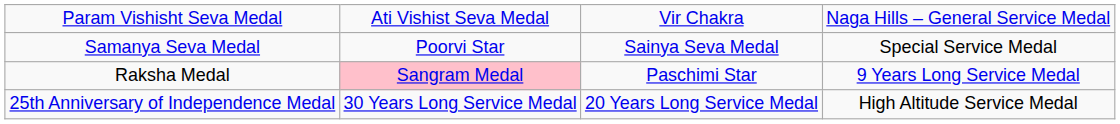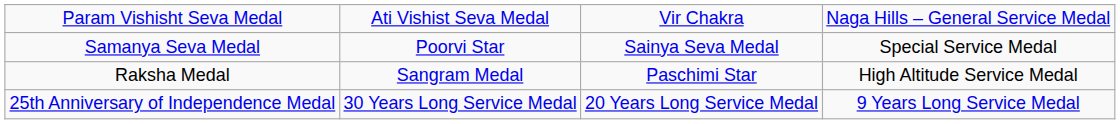(460, 75) pink background -> (460, 75) no background
(968, 75) 9 Years Long Service Medal -> (968, 75) High Altitude Service Medal
(968, 103) High Altitude Service Medal -> (968, 103) 9 Years Long Service Medal
